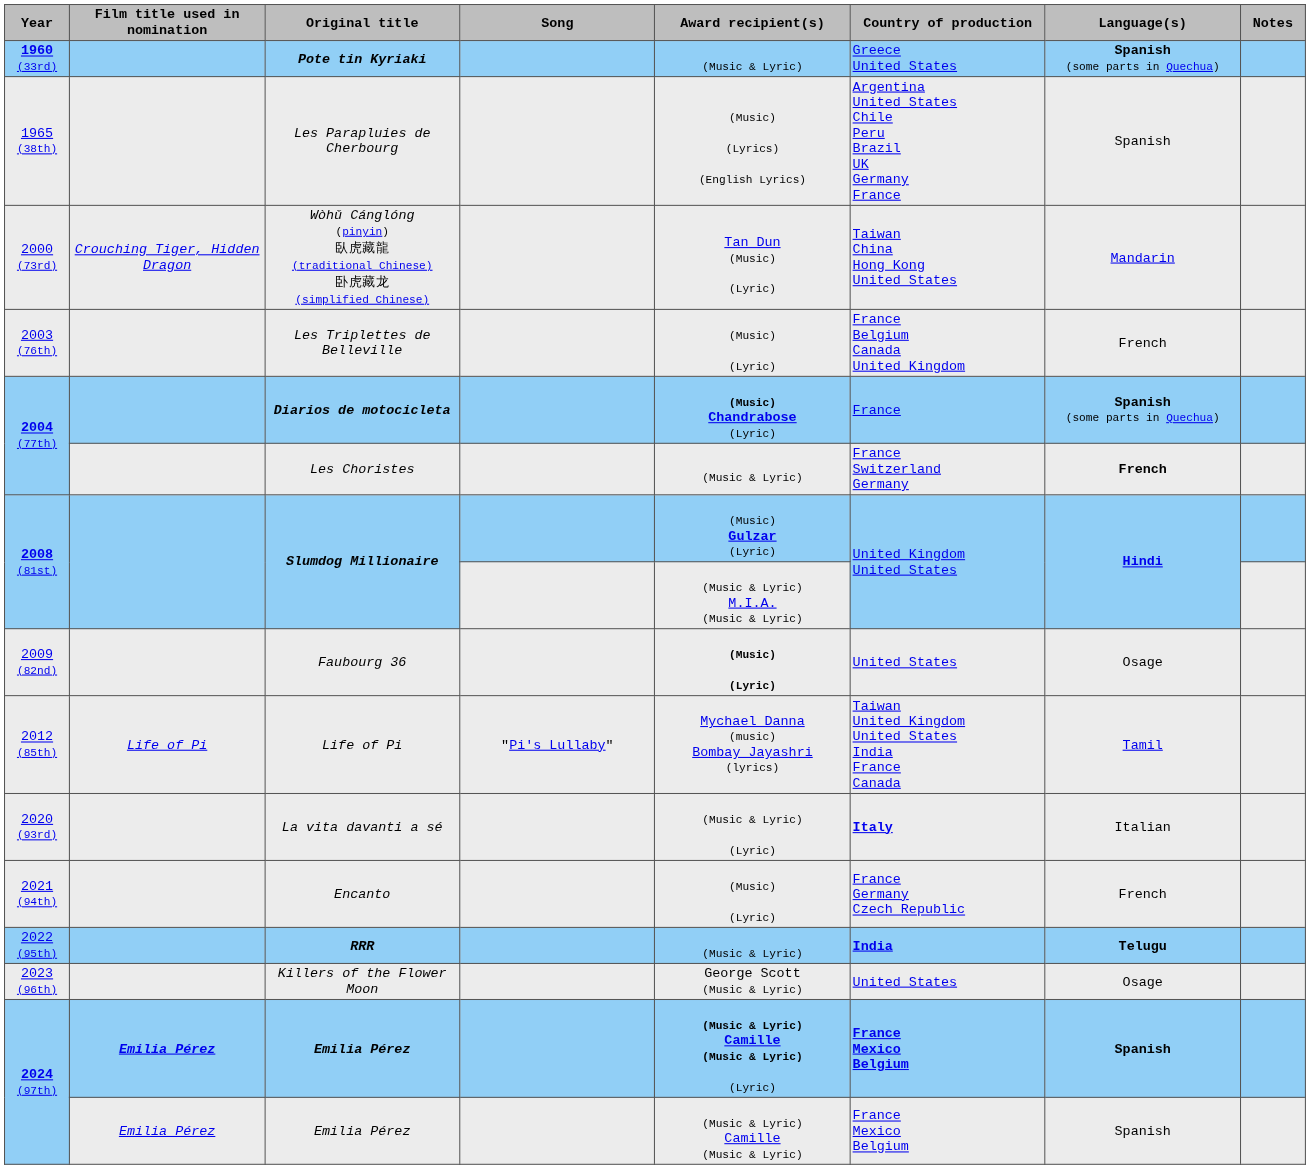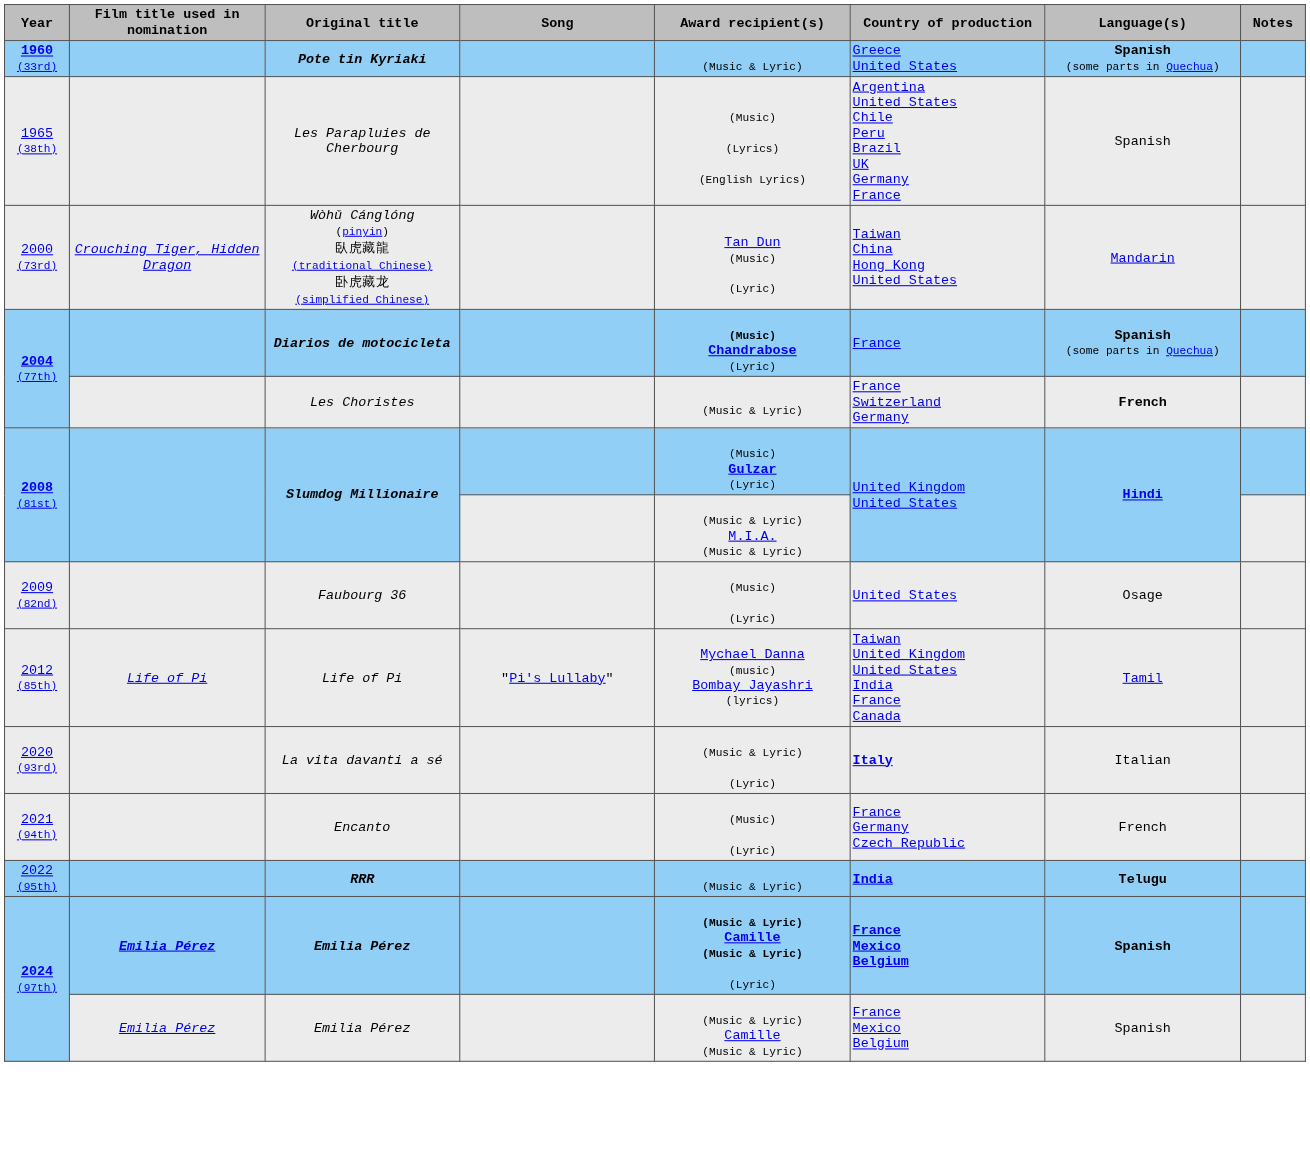- row: (37, 342)
(752, 670) bold -> (752, 603) normal
- row: (37, 981)
